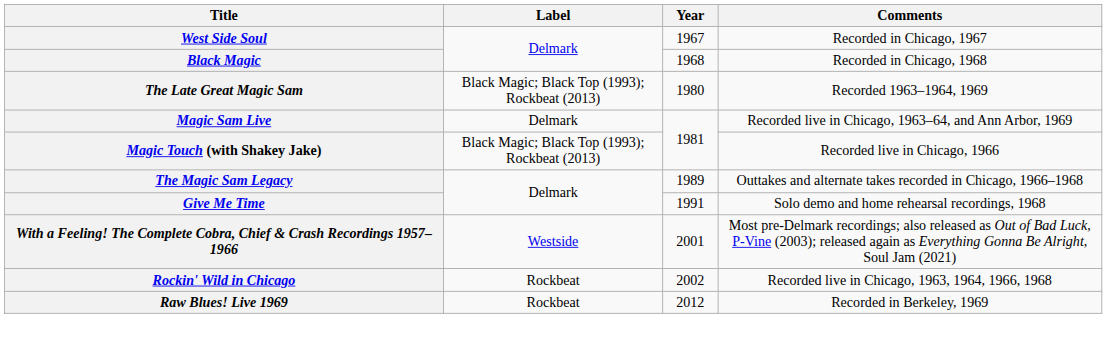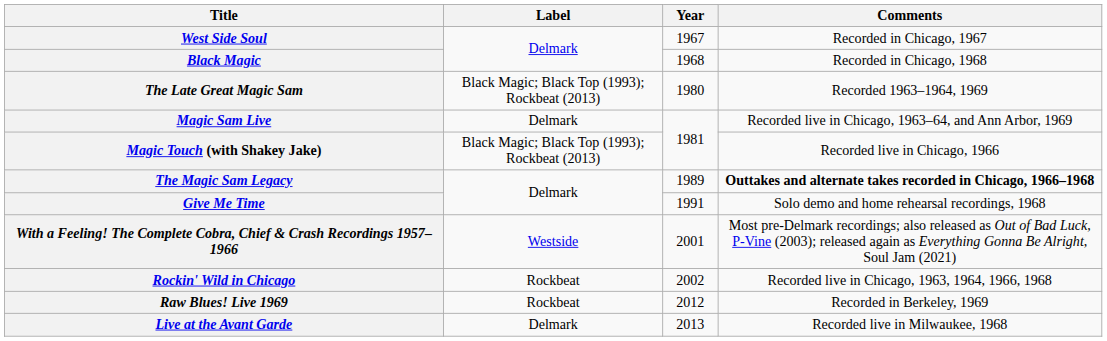(910, 181) normal -> (910, 181) bold
+ row: (224, 324)
